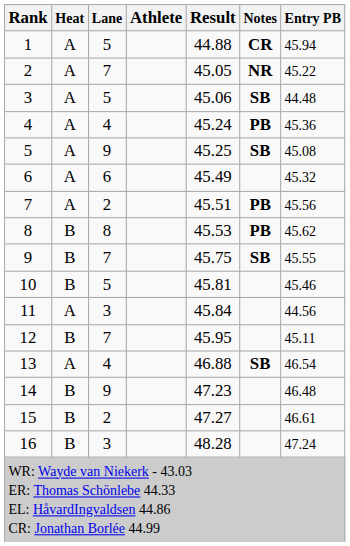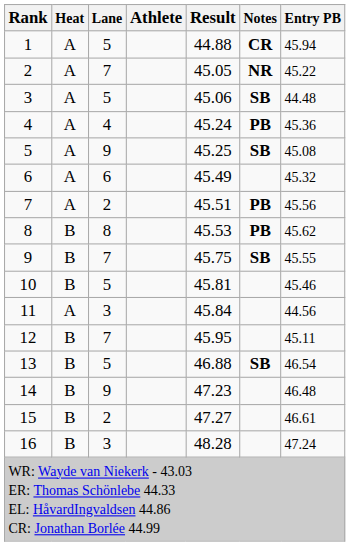(70, 364) A -> (70, 364) B
(107, 364) 4 -> (107, 364) 5
